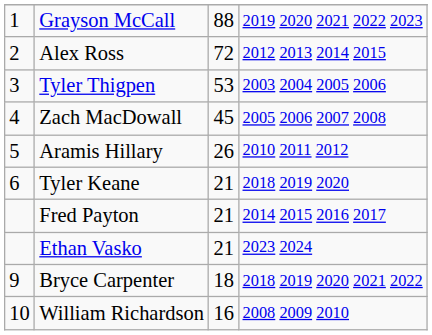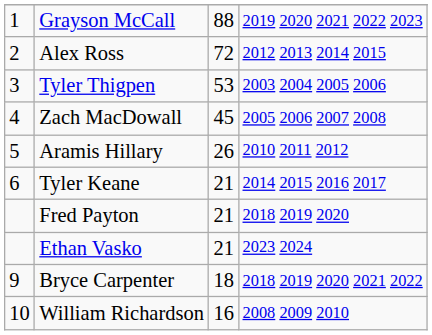(296, 183) 2018 2019 2020 -> (314, 183) 2014 2015 2016 2017
(314, 215) 2014 2015 2016 2017 -> (296, 215) 2018 2019 2020
